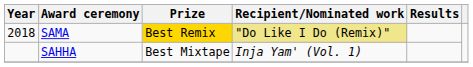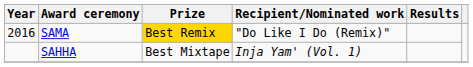(21, 33) 2018 -> (21, 33) 2016
(313, 33) khaki background -> (313, 33) no background
